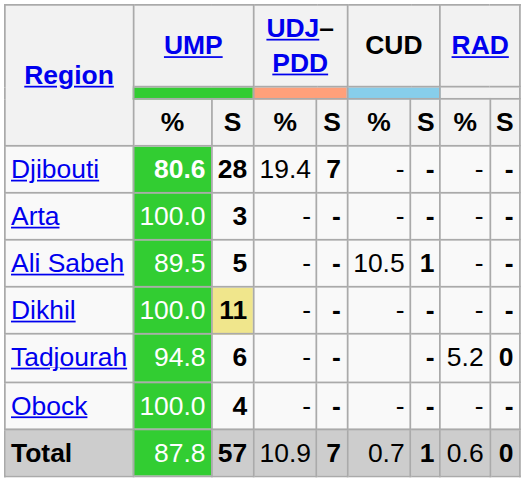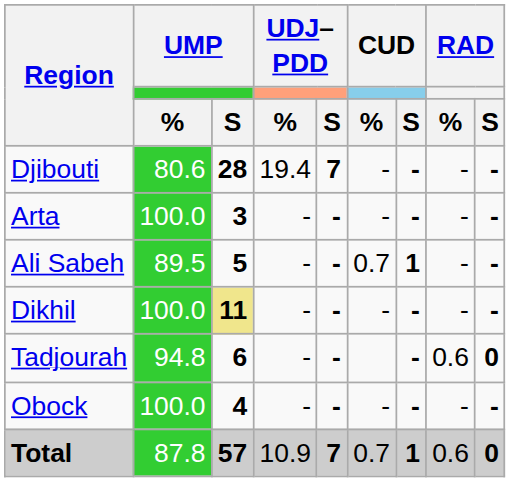(180, 169) bold -> (180, 169) normal
(379, 263) 10.5 -> (372, 263) 0.7
(465, 357) 5.2 -> (451, 357) 0.6
